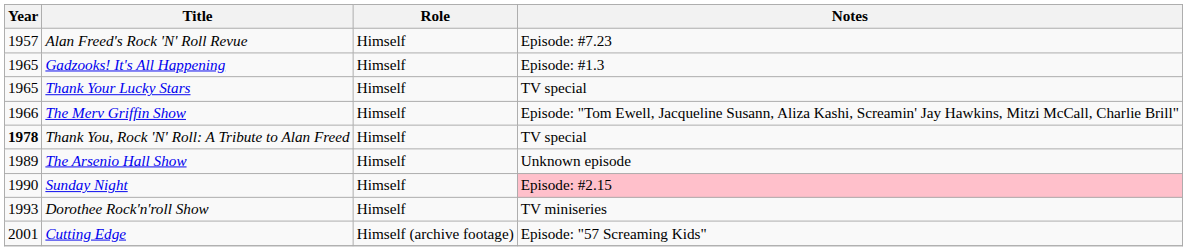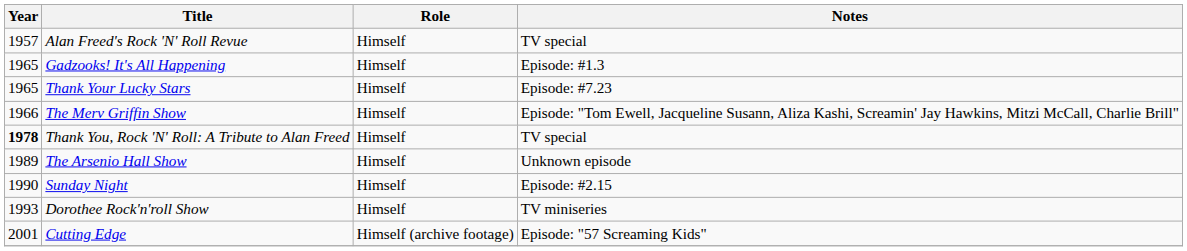(566, 40) Episode: #7.23 -> (554, 40) TV special
(554, 88) TV special -> (566, 88) Episode: #7.23
(566, 185) pink background -> (566, 185) no background
